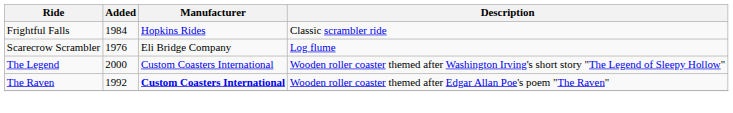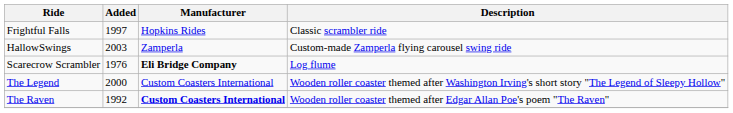(116, 30) 1984 -> (116, 30) 1997
+ row: (39, 47)
(186, 47) normal -> (189, 64) bold
